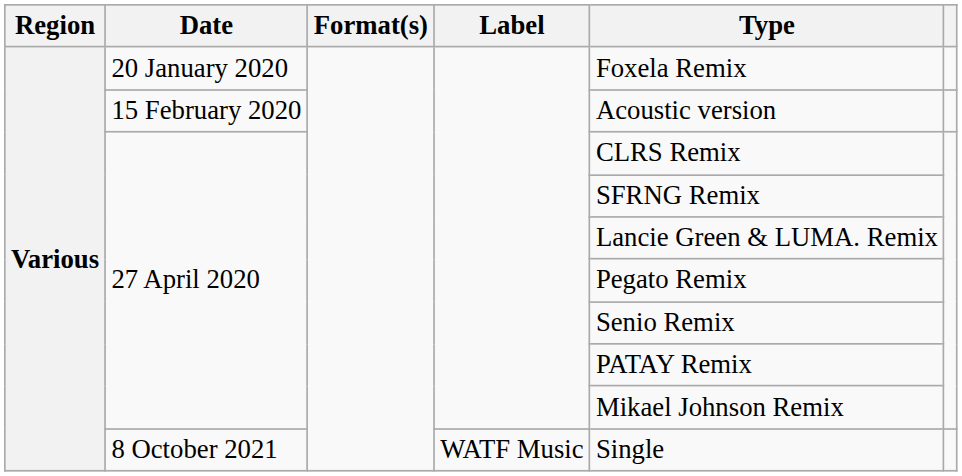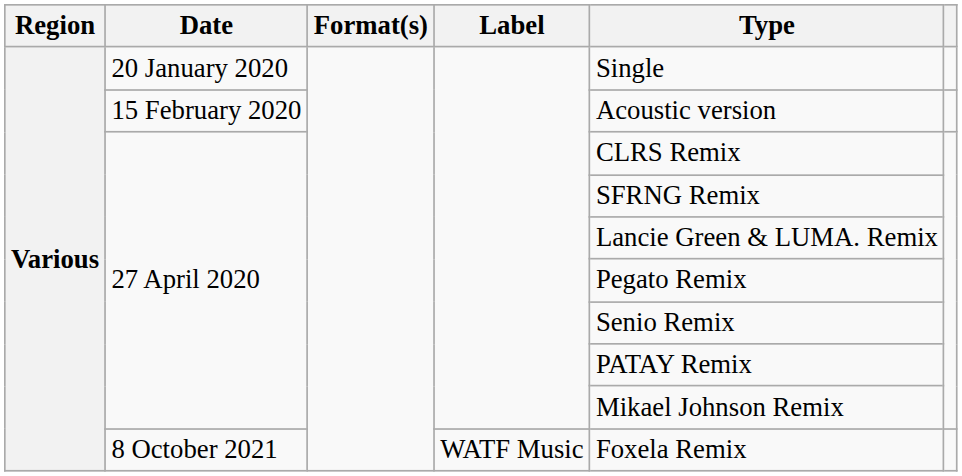(671, 68) Foxela Remix -> (630, 68) Single
(630, 449) Single -> (671, 449) Foxela Remix
